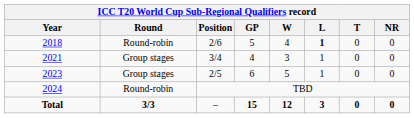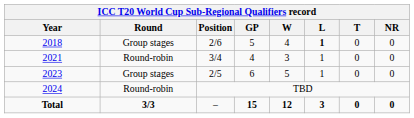(148, 43) Round-robin -> (148, 43) Group stages
(148, 58) Group stages -> (148, 58) Round-robin
